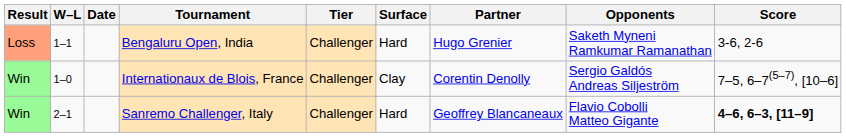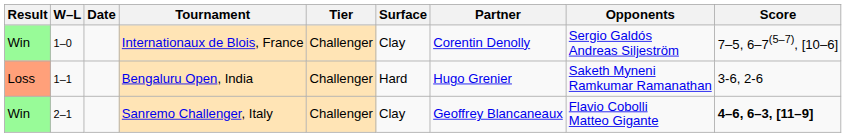rows swapped: (213, 78) <-> (187, 43)
(393, 114) Hard -> (392, 114) Clay
